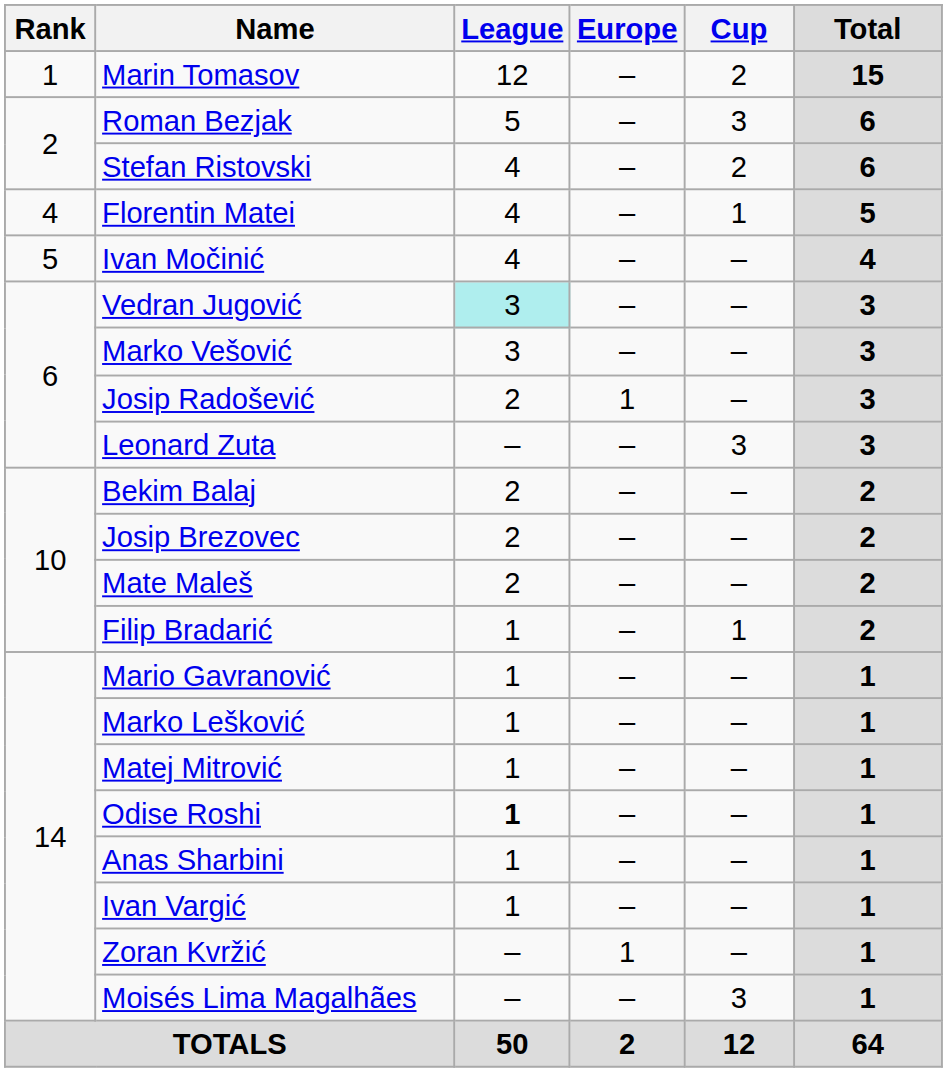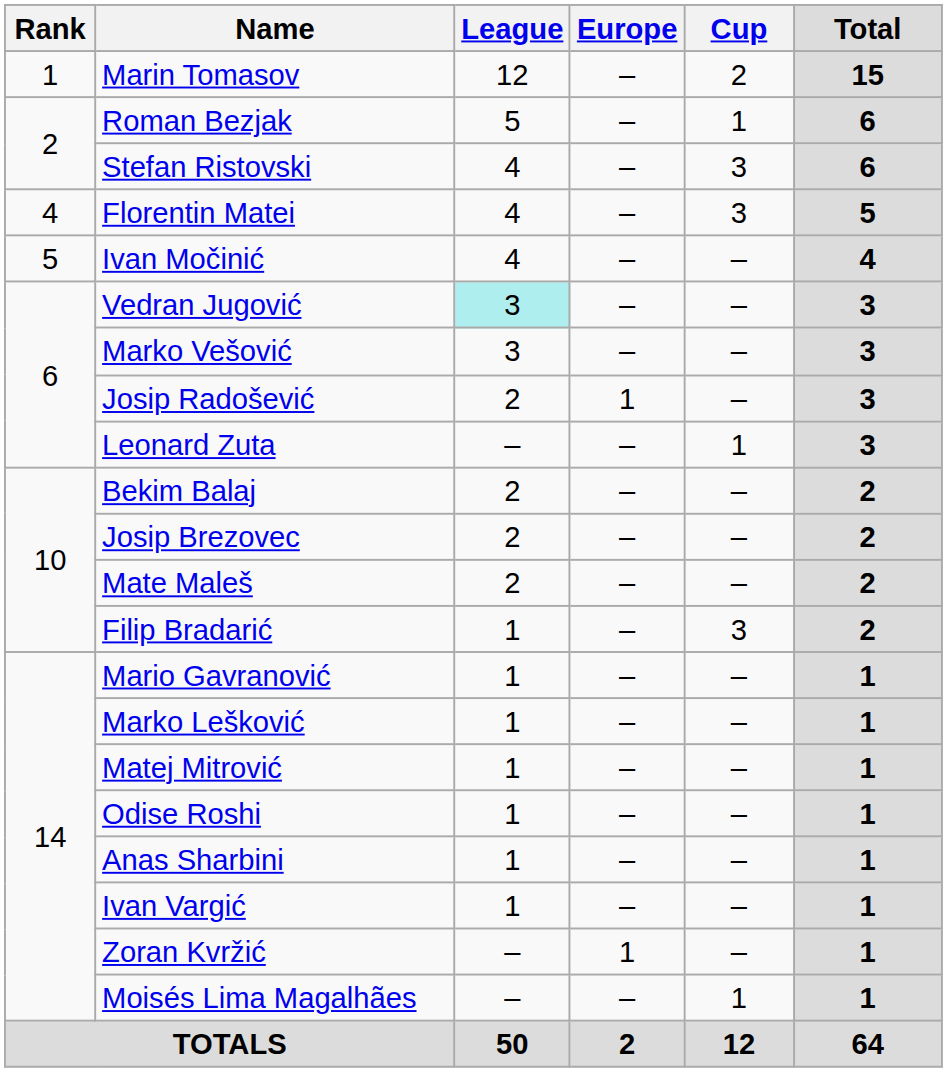(739, 121) 3 -> (739, 121) 1
(739, 167) 2 -> (739, 167) 3
(739, 213) 1 -> (739, 213) 3
(739, 444) 3 -> (739, 444) 1
(739, 629) 1 -> (739, 629) 3
(512, 814) bold -> (512, 814) normal
(739, 998) 3 -> (739, 998) 1
